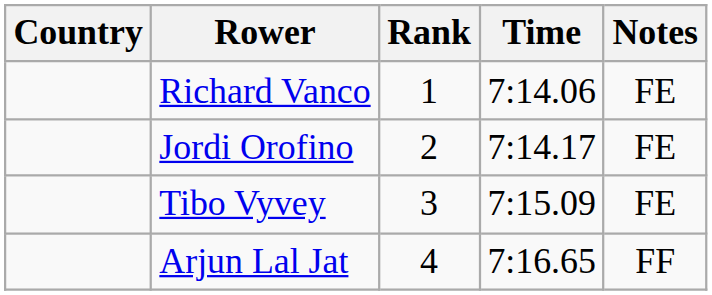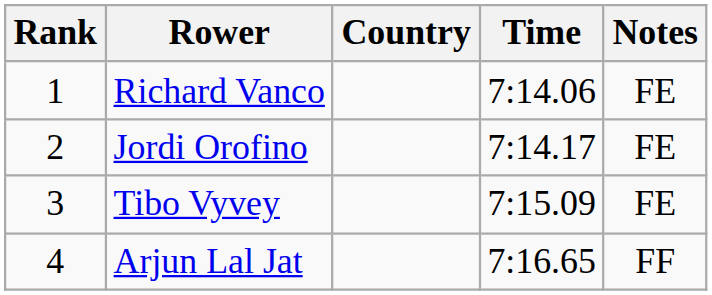columns swapped: (429, 32) <-> (78, 32)
